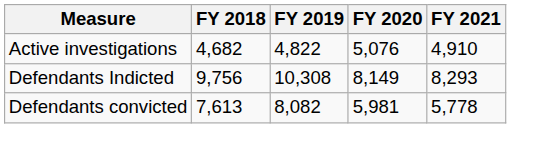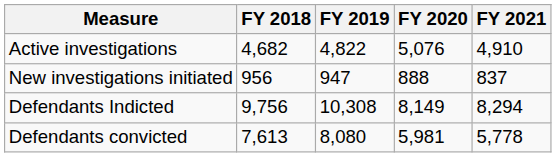+ row: (121, 78)
(454, 78) 8,293 -> (500, 107) 8,294
(298, 107) 8,082 -> (343, 136) 8,080
